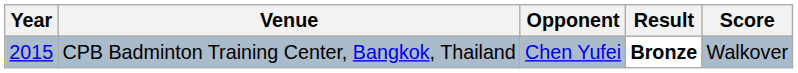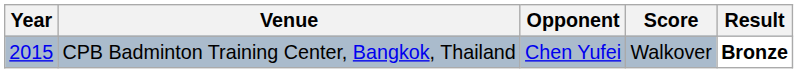columns swapped: (747, 21) <-> (664, 21)
